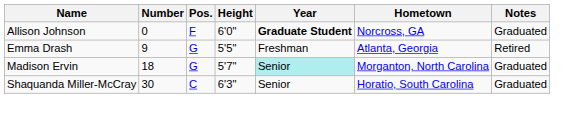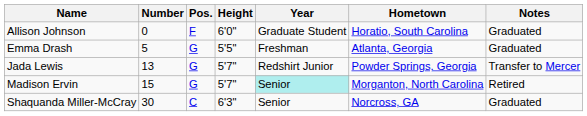(305, 31) bold -> (302, 31) normal
(391, 31) Norcross, GA -> (410, 31) Horatio, South Carolina
(145, 48) 9 -> (145, 48) 5
(512, 48) Retired -> (515, 48) Graduated
+ row: (35, 66)
(148, 66) 18 -> (148, 84) 15
(521, 66) Graduated -> (507, 84) Retired
(415, 84) Horatio, South Carolina -> (385, 102) Norcross, GA
